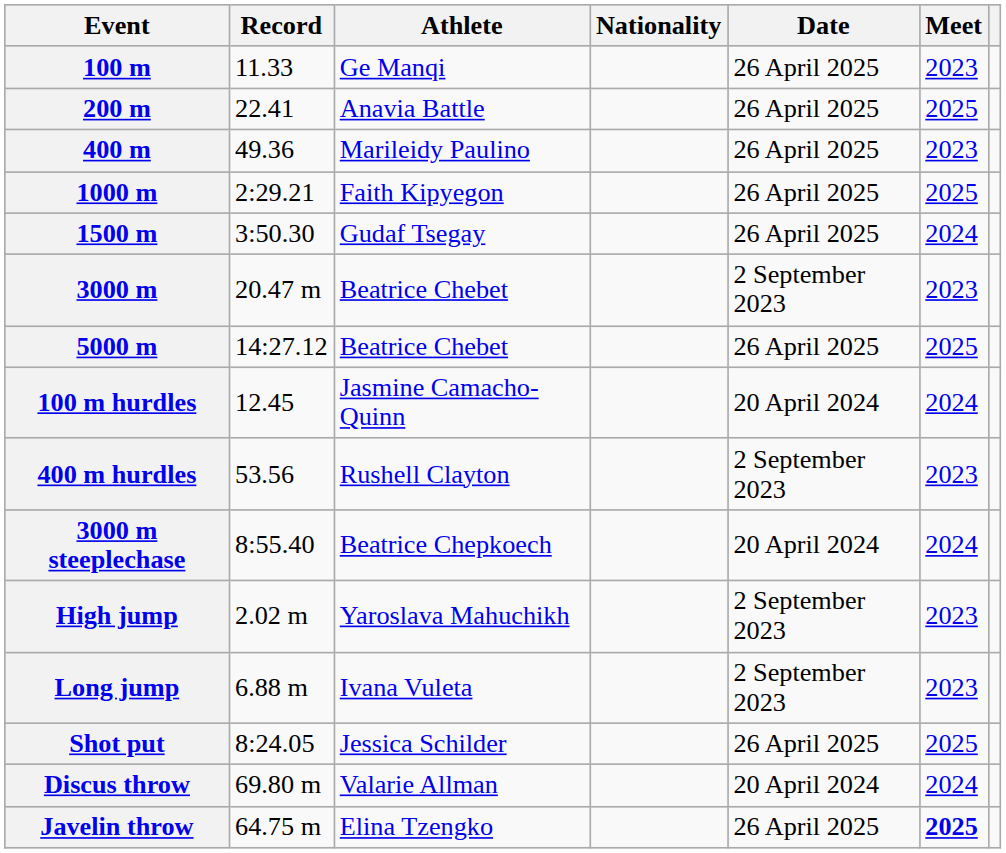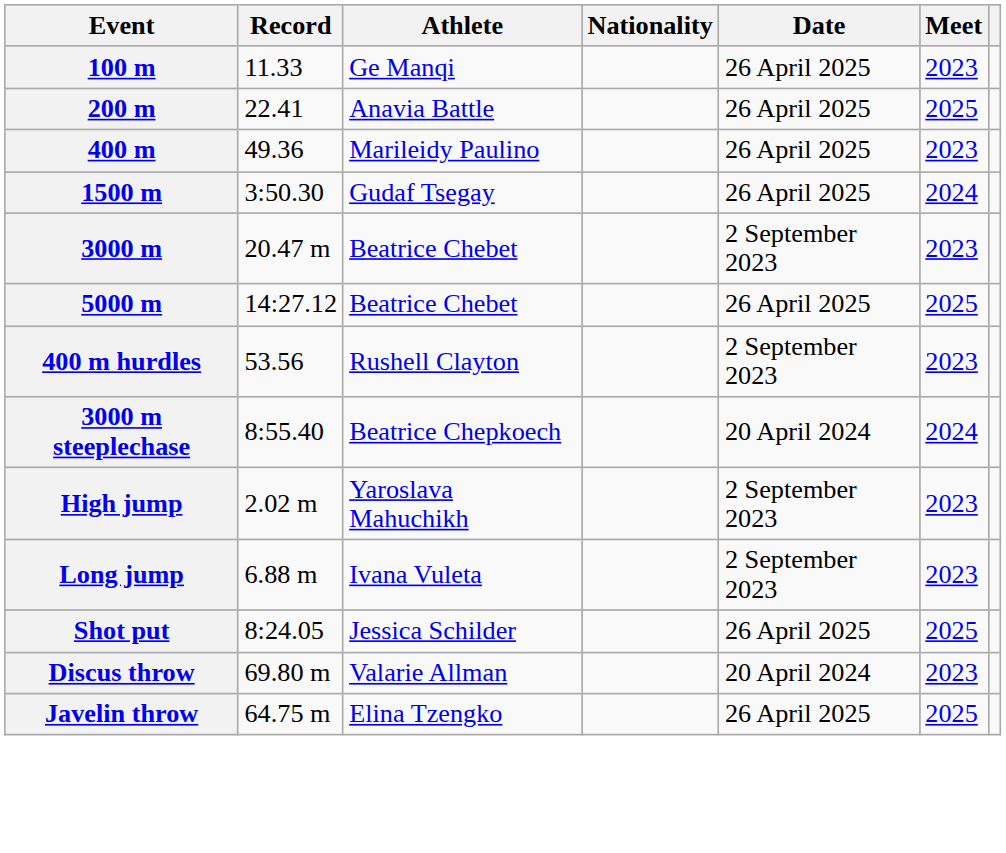- row: (117, 191)
- row: (117, 402)
(952, 785) 2024 -> (952, 672) 2023
(952, 826) bold -> (952, 713) normal
